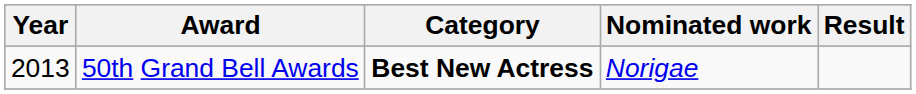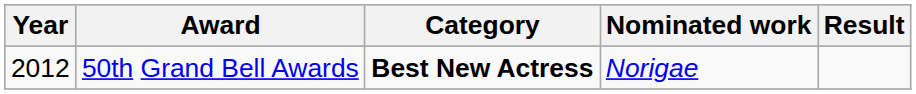(40, 67) 2013 -> (40, 67) 2012
